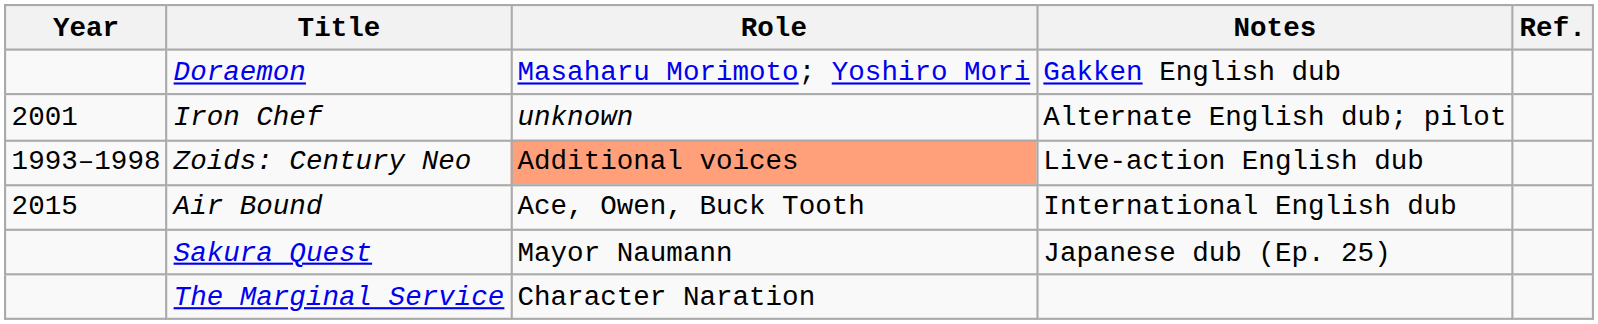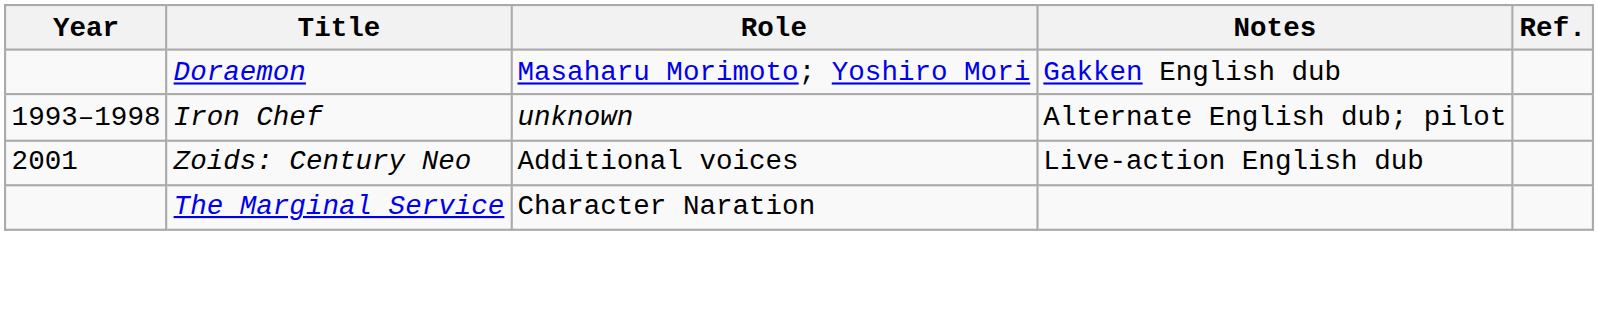(45, 117) 2001 -> (86, 117) 1993–1998
(86, 162) 1993–1998 -> (45, 162) 2001
(658, 162) lightsalmon background -> (658, 162) no background
- row: (248, 207)
- row: (273, 252)
